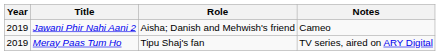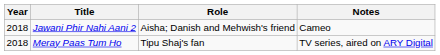(17, 27) 2019 -> (17, 27) 2018
(17, 43) 2019 -> (17, 43) 2018
